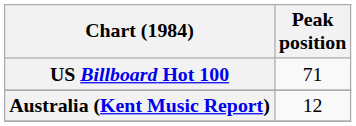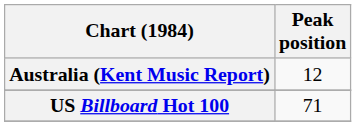rows swapped: (140, 105) <-> (140, 74)
